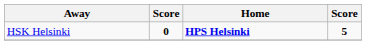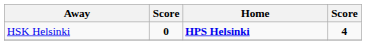(344, 31) 5 -> (344, 31) 4
